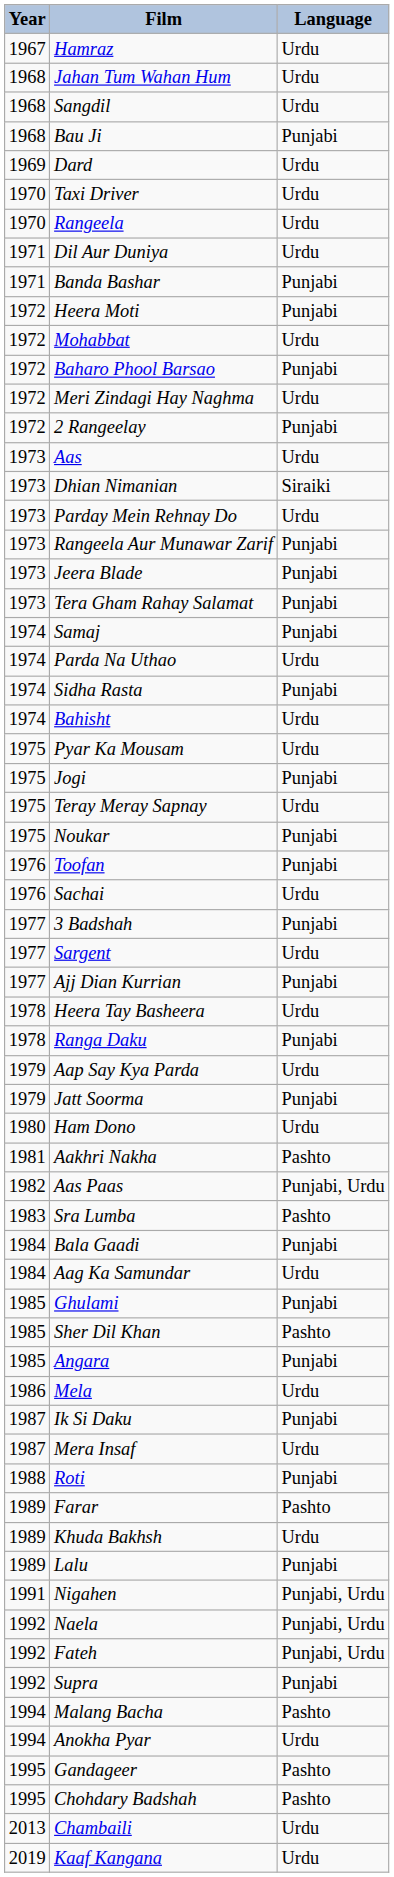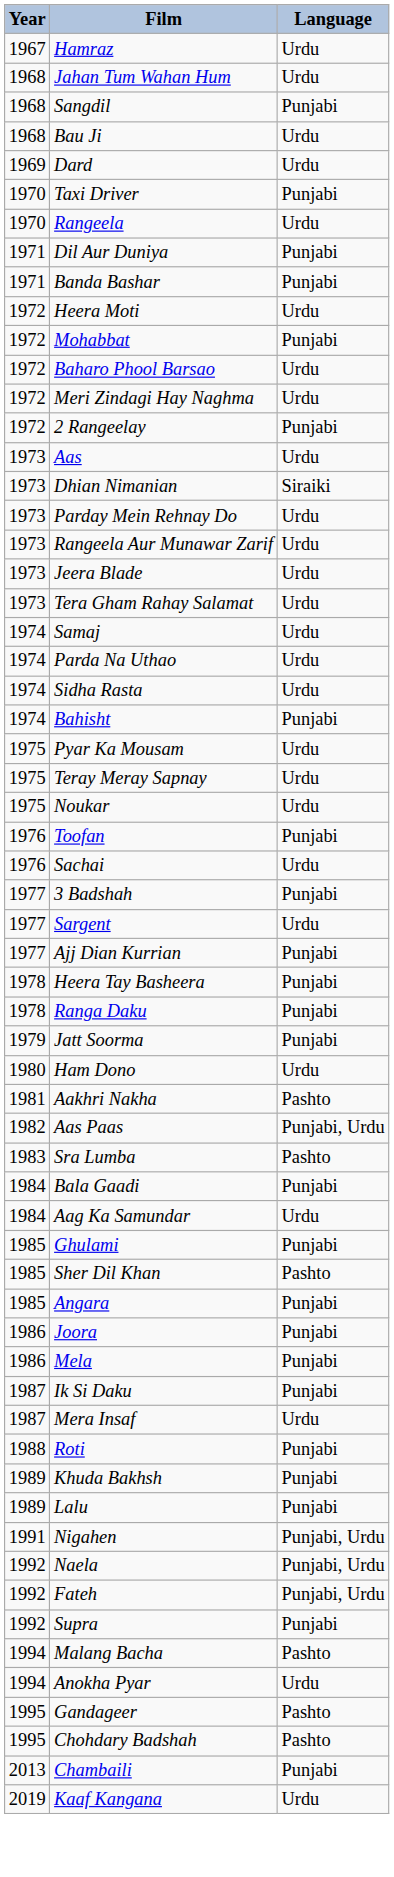(300, 106) Urdu -> (310, 106) Punjabi
(310, 135) Punjabi -> (300, 135) Urdu
(300, 194) Urdu -> (310, 194) Punjabi
(300, 252) Urdu -> (310, 252) Punjabi
(310, 310) Punjabi -> (300, 310) Urdu
(300, 340) Urdu -> (310, 340) Punjabi
(310, 369) Punjabi -> (300, 369) Urdu
(310, 544) Punjabi -> (300, 544) Urdu
(310, 573) Punjabi -> (300, 573) Urdu
(310, 602) Punjabi -> (300, 602) Urdu
(310, 631) Punjabi -> (300, 631) Urdu
(310, 690) Punjabi -> (300, 690) Urdu
(300, 719) Urdu -> (310, 719) Punjabi
- row: (70, 777)
(310, 836) Punjabi -> (300, 806) Urdu
(300, 1011) Urdu -> (310, 982) Punjabi
- row: (127, 1069)
+ row: (76, 1332)
(300, 1390) Urdu -> (310, 1361) Punjabi
- row: (76, 1507)
(300, 1536) Urdu -> (310, 1478) Punjabi
(300, 1828) Urdu -> (310, 1769) Punjabi
